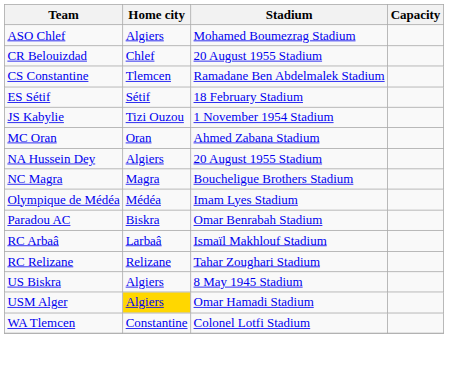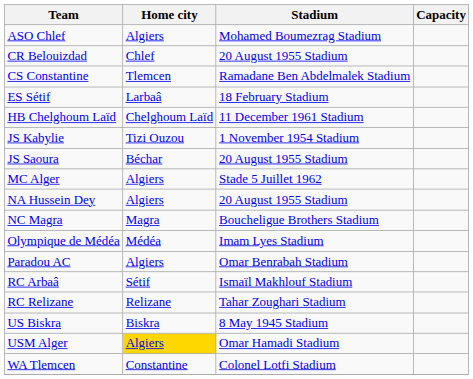(138, 96) Sétif -> (144, 96) Larbaâ
+ row: (62, 117)
+ row: (33, 158)
+ row: (33, 179)
- row: (32, 138)
(143, 220) Biskra -> (145, 261) Algiers
(144, 240) Larbaâ -> (138, 281) Sétif
(145, 281) Algiers -> (143, 323) Biskra
